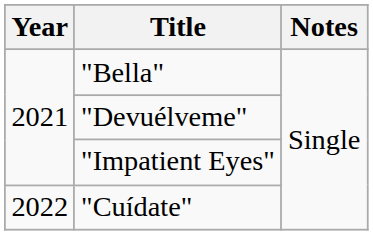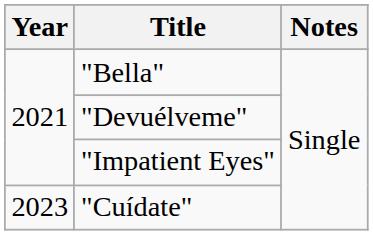(40, 206) 2022 -> (40, 206) 2023
